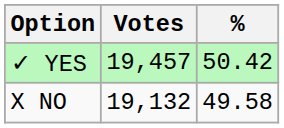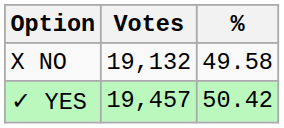rows swapped: (49, 64) <-> (39, 103)
